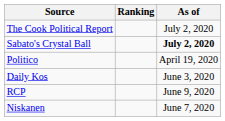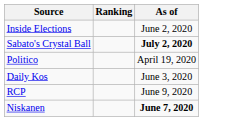- row: (60, 28)
+ row: (39, 28)
(189, 108) normal -> (167, 108) bold
